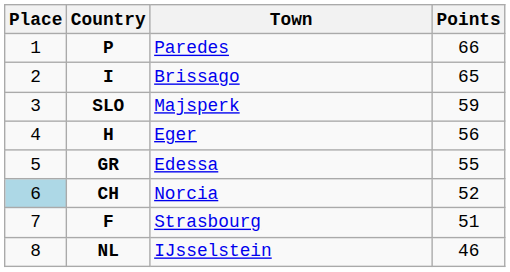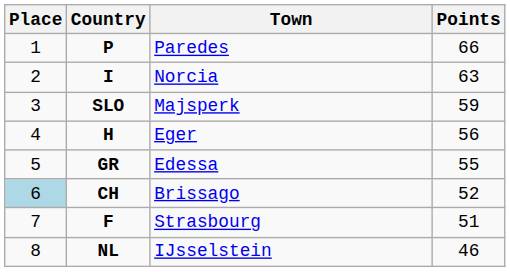(197, 77) Brissago -> (186, 77) Norcia
(469, 77) 65 -> (469, 77) 63
(186, 193) Norcia -> (197, 193) Brissago
